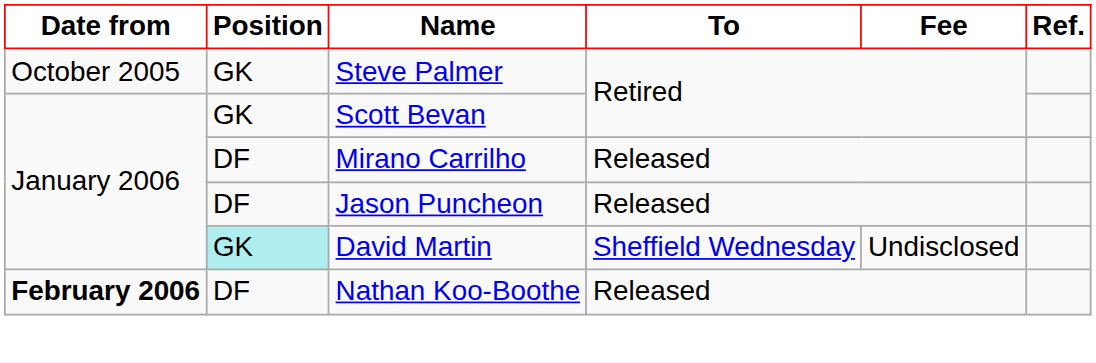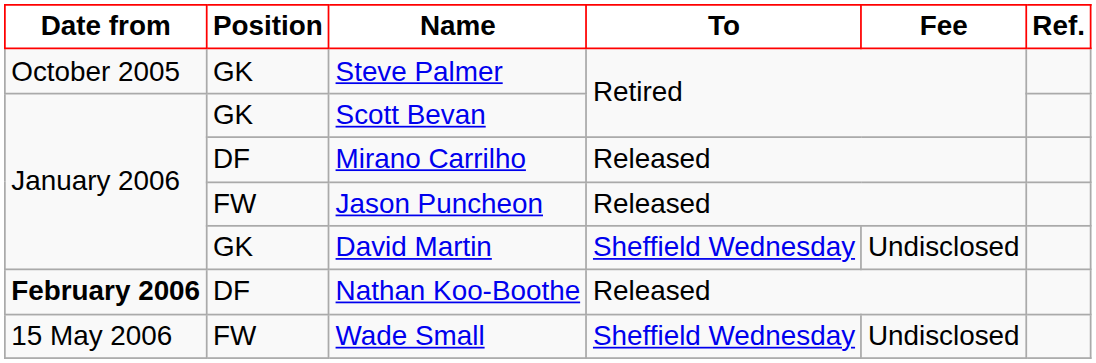(231, 203) DF -> (235, 203) FW
(233, 247) paleturquoise background -> (233, 247) no background
+ row: (410, 335)
